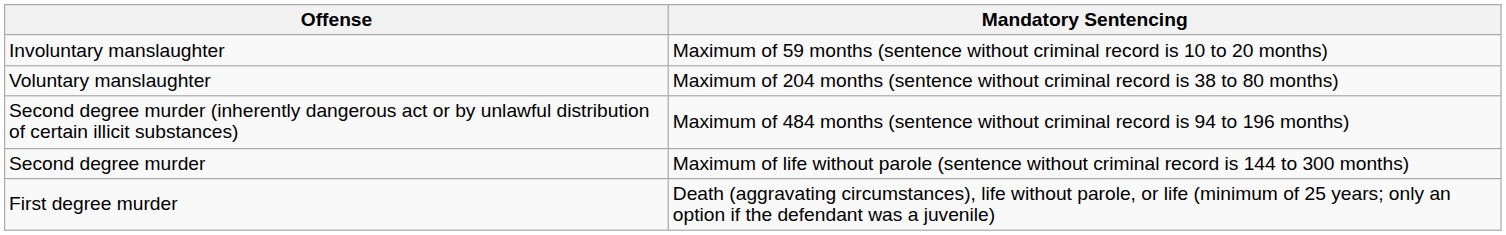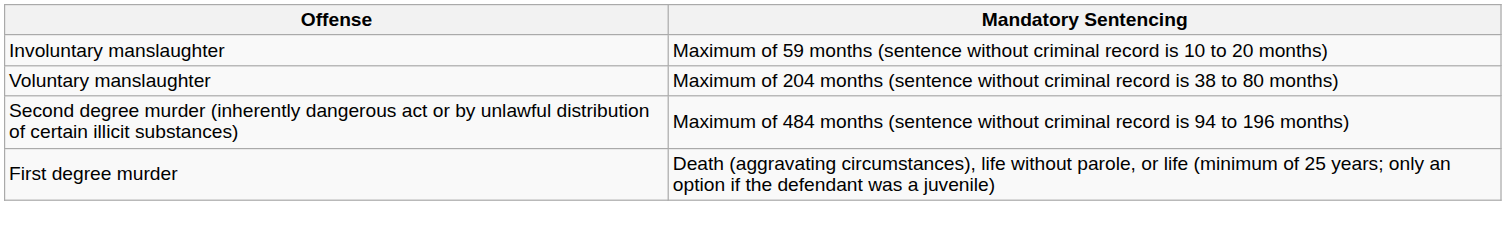- row: (107, 163)
